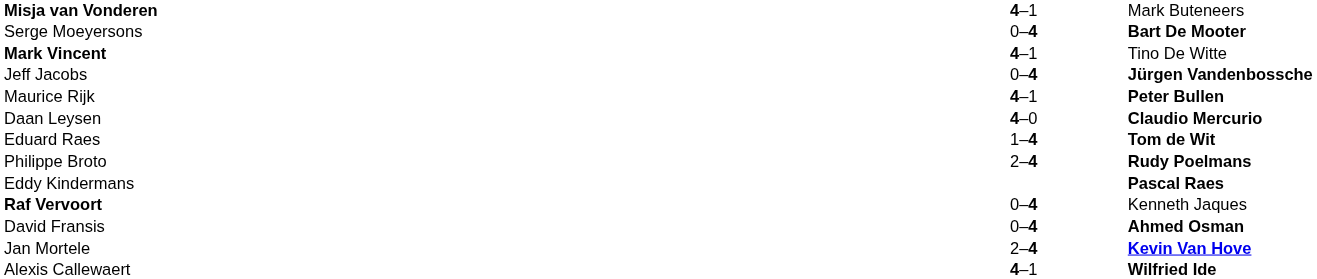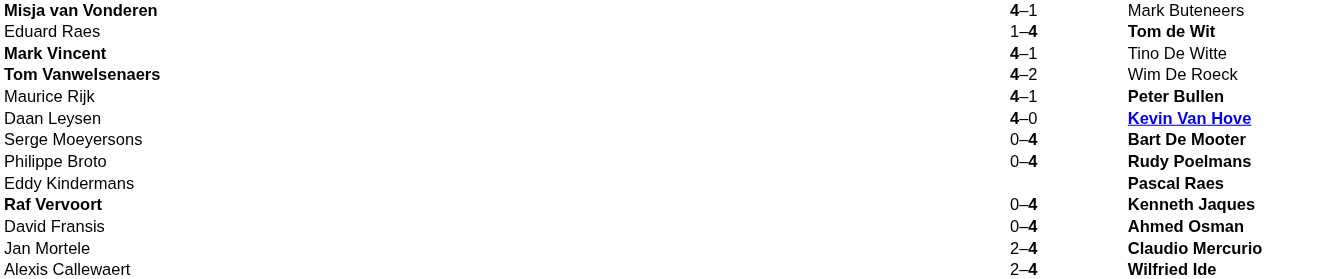rows swapped: (52, 140) <-> (73, 32)
- row: (46, 75)
+ row: (82, 75)
(1195, 118) Claudio Mercurio -> (1190, 118) Kevin Van Hove
(1024, 161) 2–4 -> (1024, 161) 0–4
(1187, 205) normal -> (1191, 205) bold
(1190, 248) Kevin Van Hove -> (1195, 248) Claudio Mercurio
(1024, 269) 4–1 -> (1024, 269) 2–4
